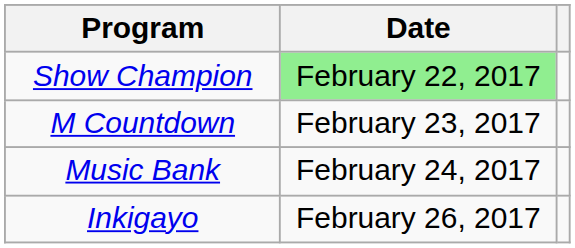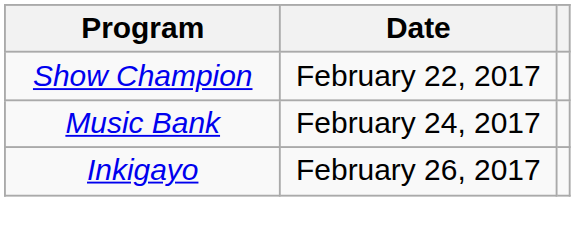(418, 75) lightgreen background -> (418, 75) no background
- row: (143, 123)
